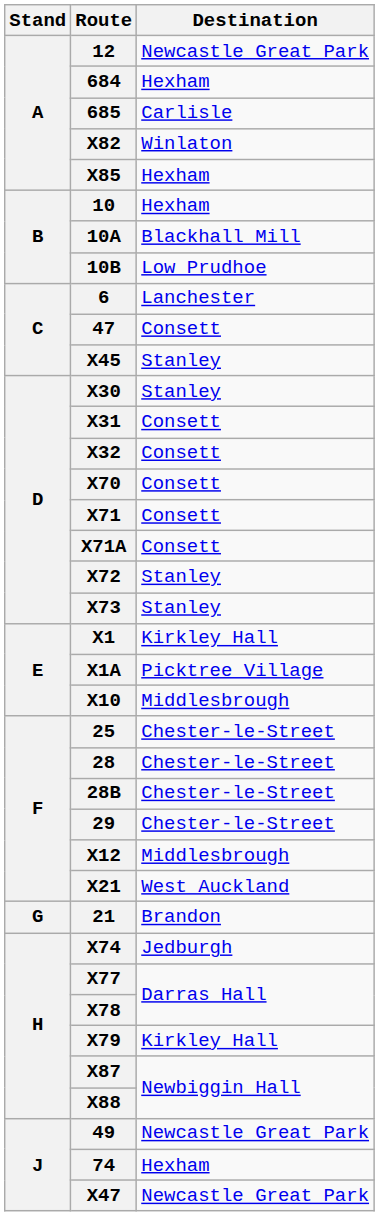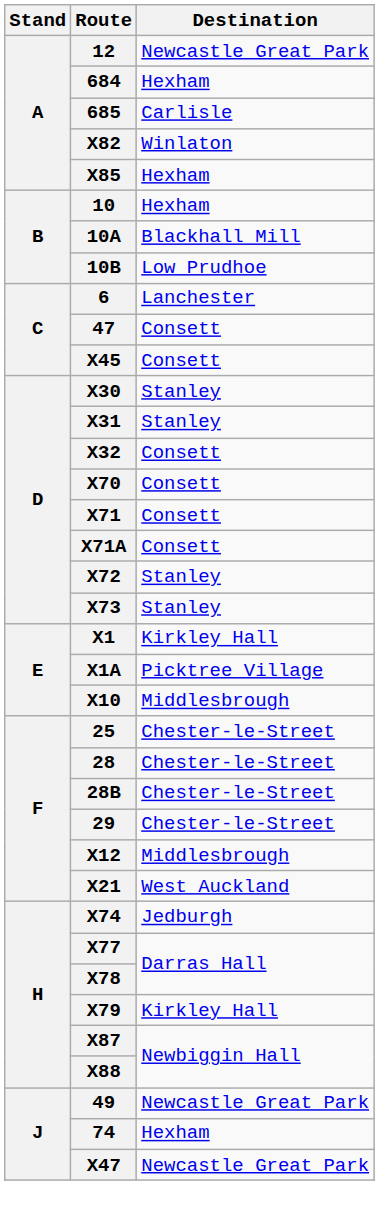(181, 360) Stanley -> (181, 360) Consett
(181, 422) Consett -> (181, 422) Stanley
- row: (104, 917)
